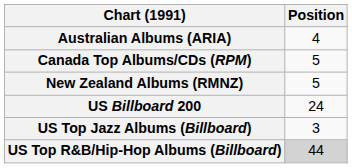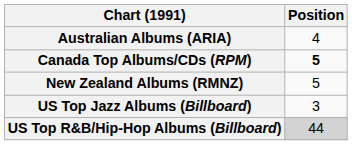(316, 60) normal -> (316, 60) bold
- row: (145, 106)
